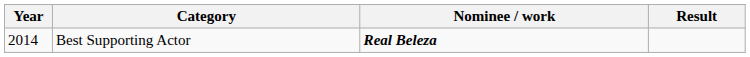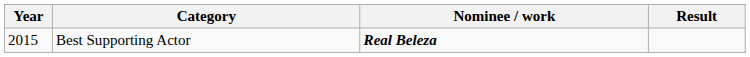(23, 40) 2014 -> (23, 40) 2015
